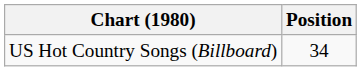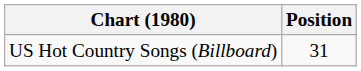(319, 50) 34 -> (319, 50) 31
